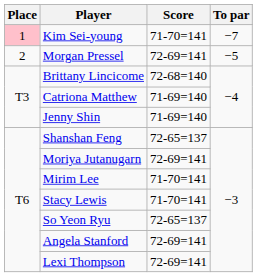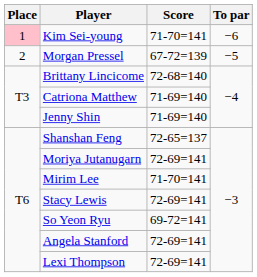(231, 35) −7 -> (231, 35) −6
(178, 55) 72-69=141 -> (178, 55) 67-72=139
(178, 199) 71-70=141 -> (178, 199) 72-69=141
(178, 220) 72-65=137 -> (178, 220) 69-72=141
